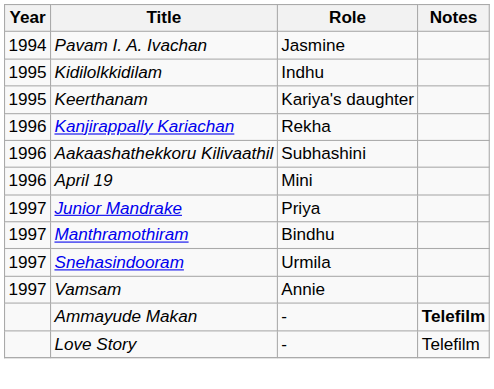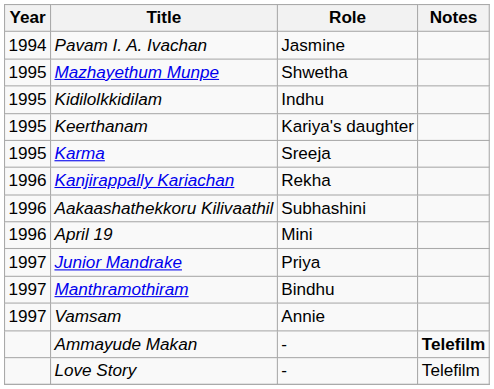+ row: (137, 72)
+ row: (80, 153)
- row: (119, 262)
